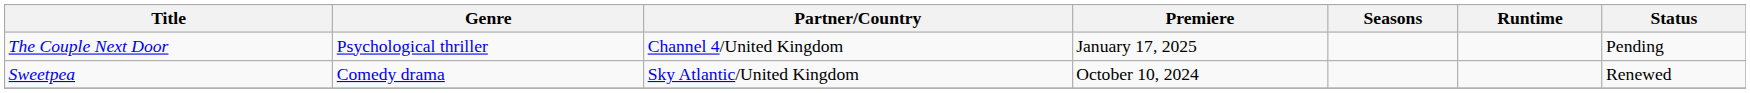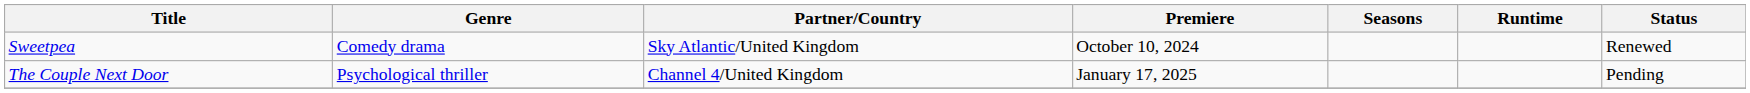rows swapped: (42, 74) <-> (89, 46)
